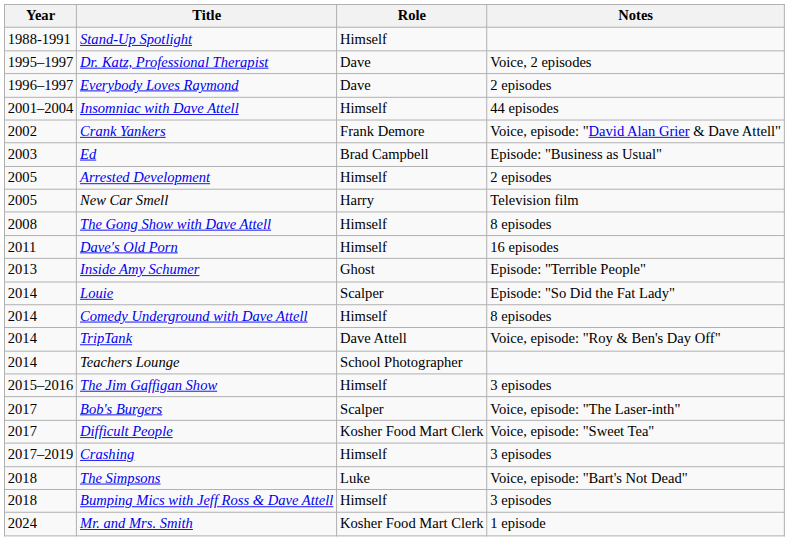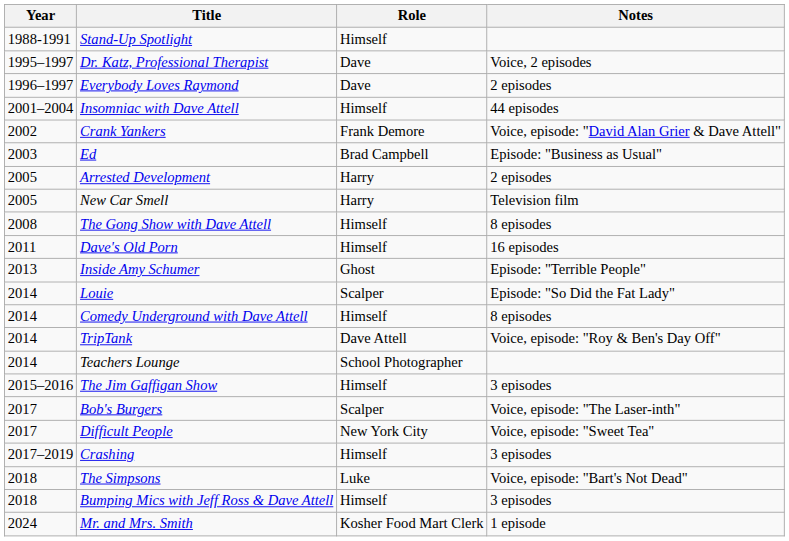(363, 177) Himself -> (357, 177) Harry
(412, 431) Kosher Food Mart Clerk -> (384, 431) New York City
